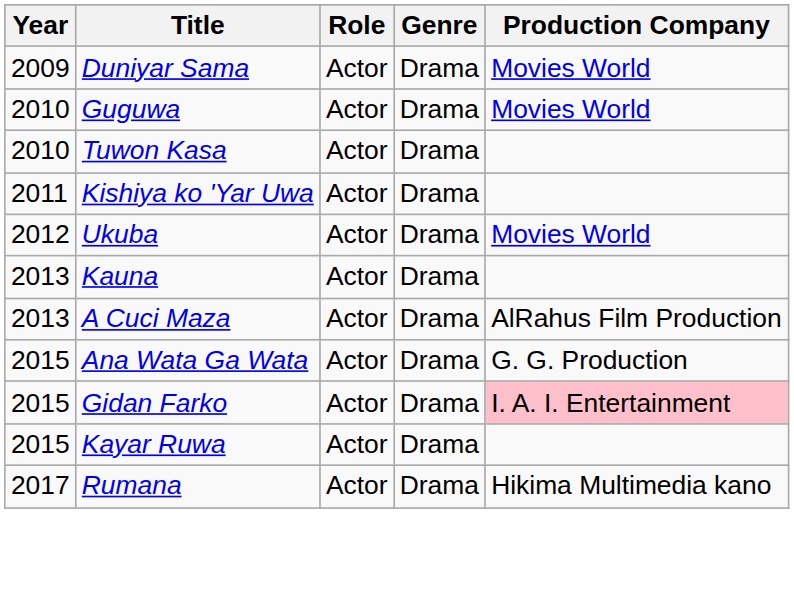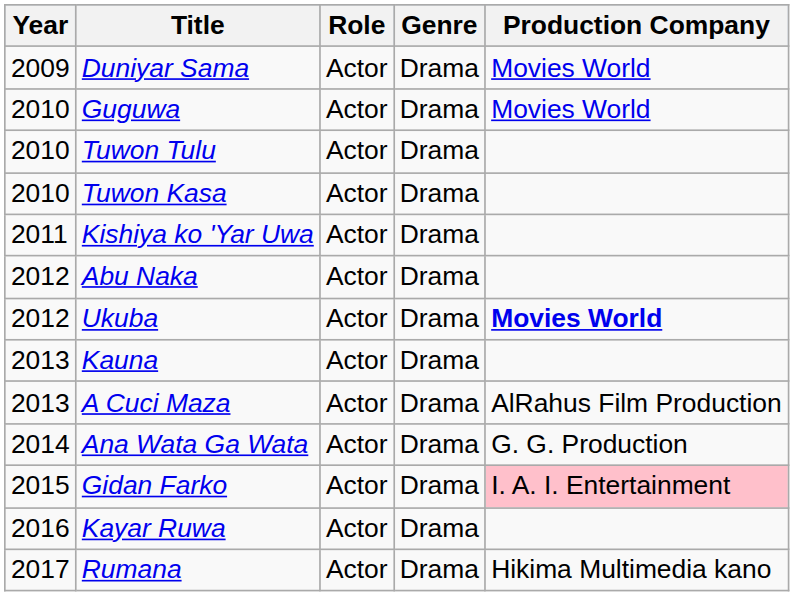+ row: (149, 151)
+ row: (140, 276)
(571, 234) normal -> (577, 318) bold
(40, 360) 2015 -> (40, 444) 2014
(40, 444) 2015 -> (40, 527) 2016
